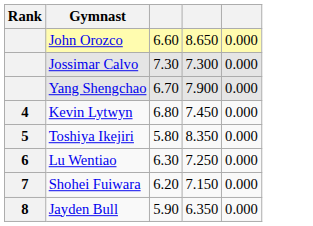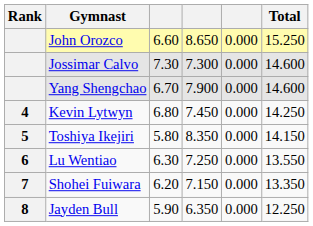+ column: (285, 16)
